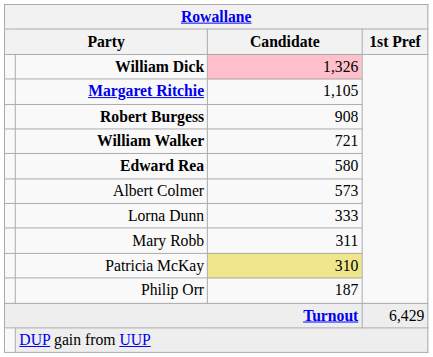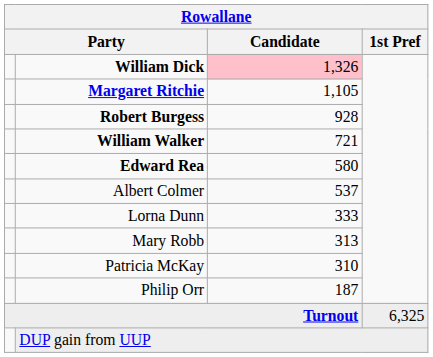(347, 116) 908 -> (347, 116) 928
(347, 191) 573 -> (347, 191) 537
(347, 240) 311 -> (347, 240) 313
(347, 265) khaki background -> (347, 265) no background
(407, 315) 6,429 -> (407, 315) 6,325
